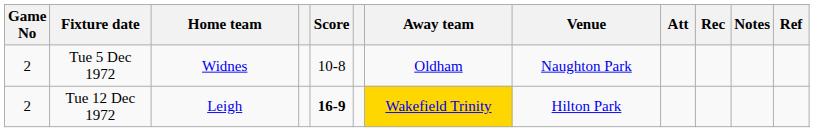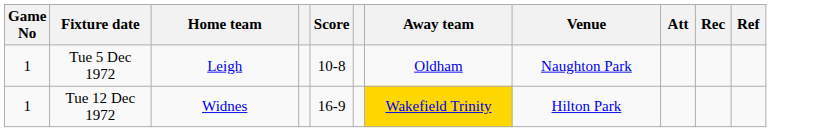- column: (752, 24)
(27, 65) 2 -> (27, 65) 1
(225, 65) Widnes -> (225, 65) Leigh
(27, 106) 2 -> (27, 106) 1
(225, 106) Leigh -> (225, 106) Widnes
(332, 106) bold -> (332, 106) normal
